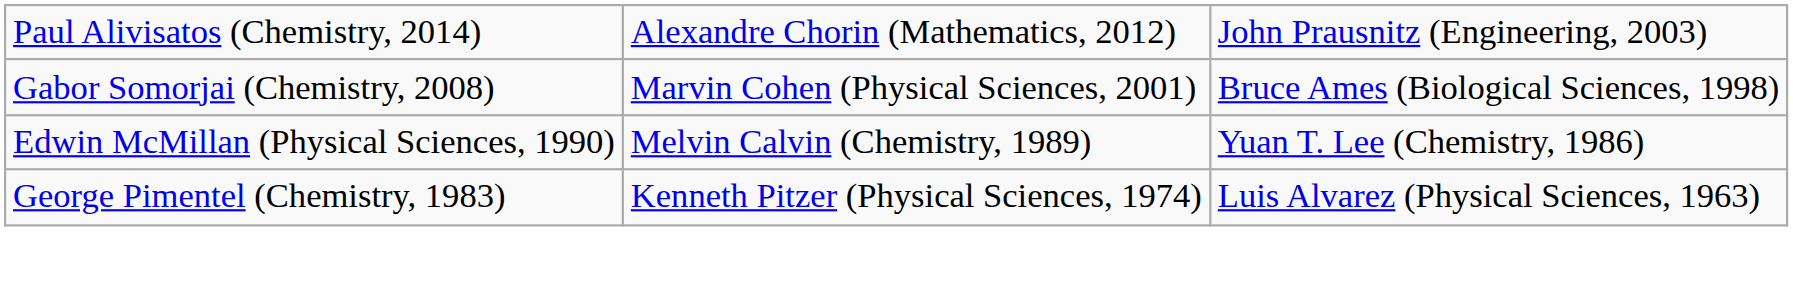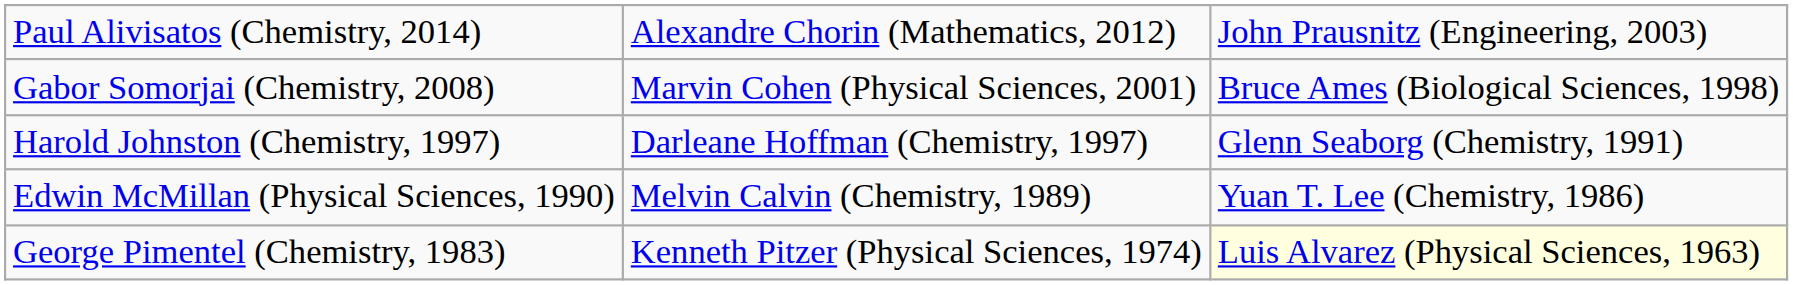+ row: (257, 141)
(1489, 196) no background -> (1489, 251) lightyellow background
